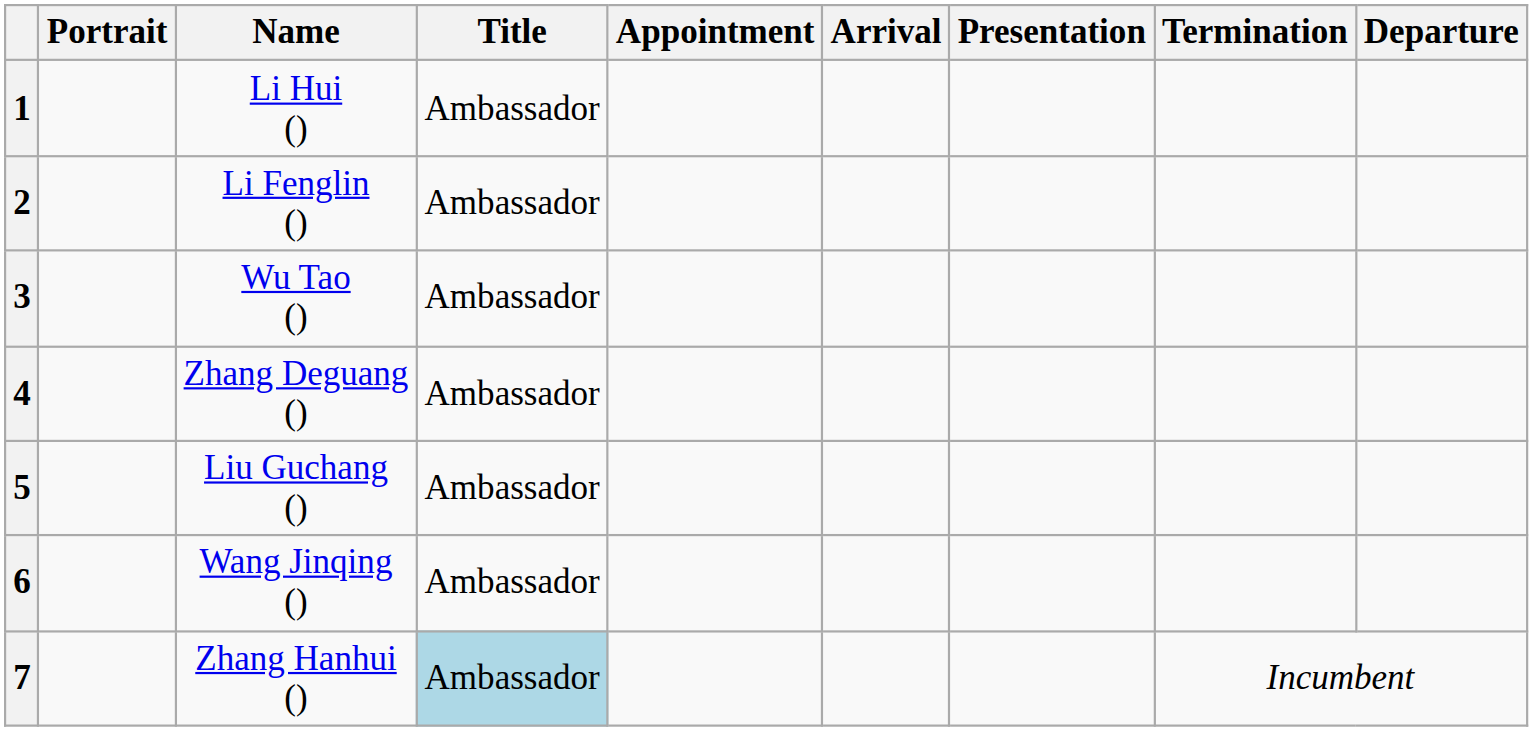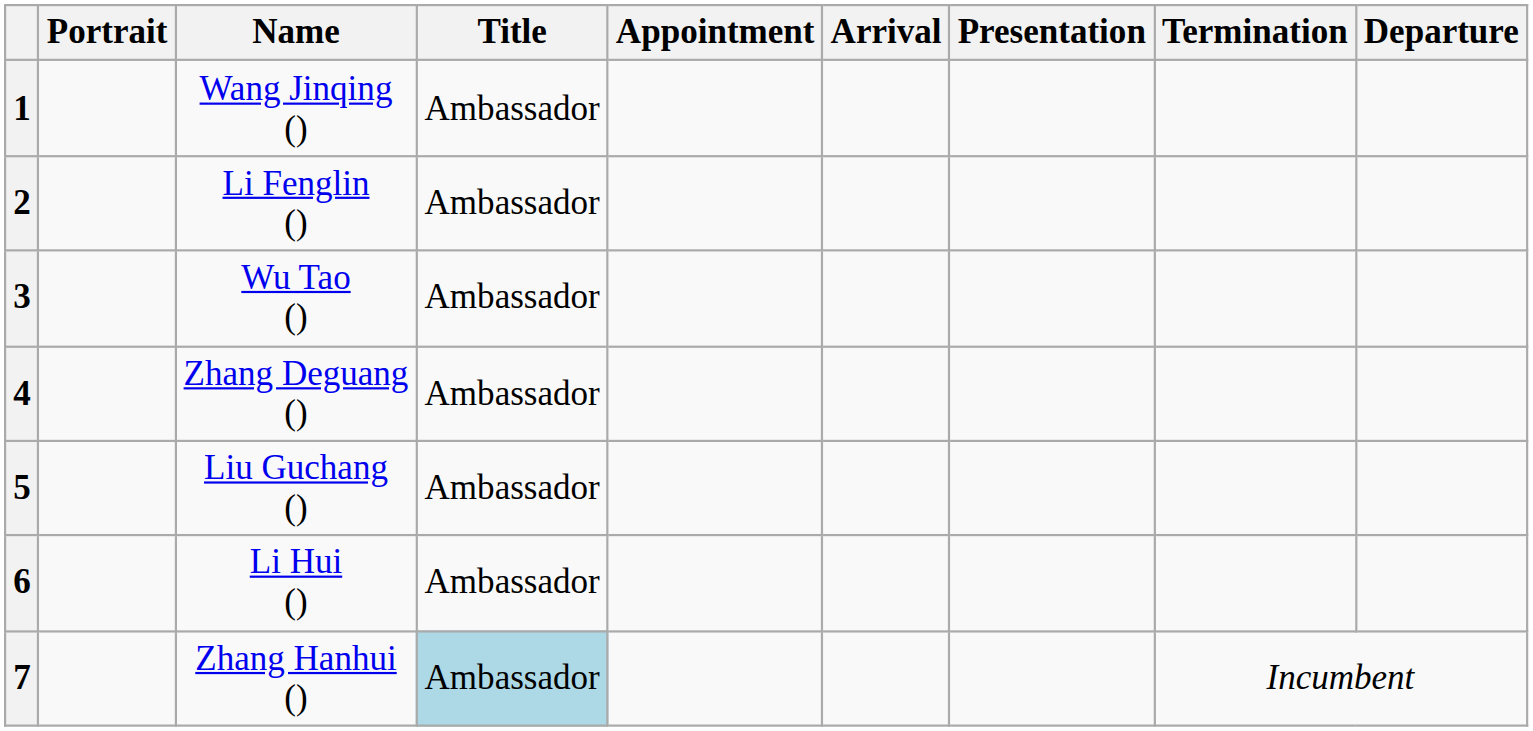(296, 107) Li Hui () -> (296, 107) Wang Jinqing ()
(296, 582) Wang Jinqing () -> (296, 582) Li Hui ()
